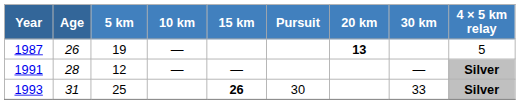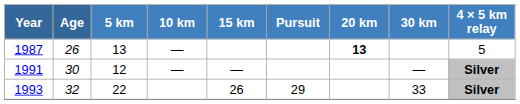(119, 49) 19 -> (119, 49) 13
(72, 69) 28 -> (72, 69) 30
(72, 90) 31 -> (72, 90) 32
(119, 90) 25 -> (119, 90) 22
(237, 90) bold -> (237, 90) normal
(298, 90) 30 -> (298, 90) 29
